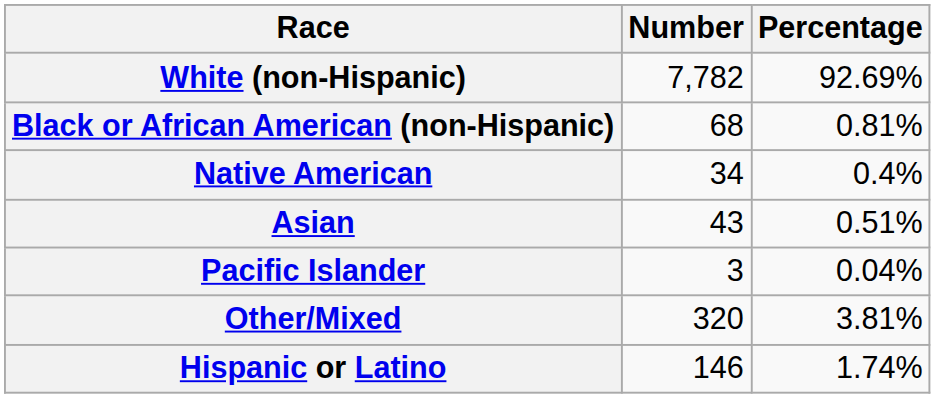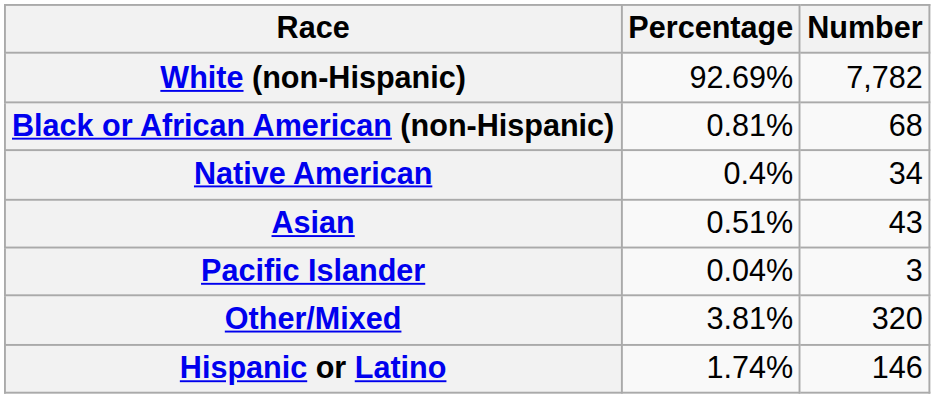columns swapped: (686, 28) <-> (840, 28)
